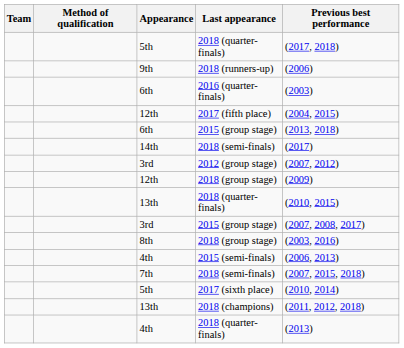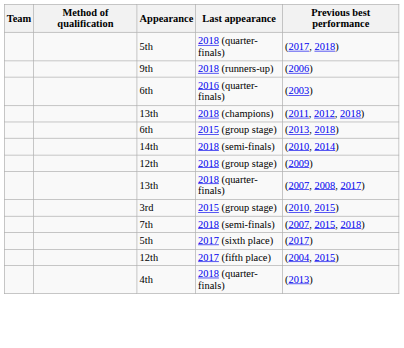rows swapped: (149, 306) <-> (149, 113)
(299, 146) (2017) -> (312, 146) (2010, 2014)
- row: (147, 163)
(312, 202) (2010, 2015) -> (325, 185) (2007, 2008, 2017)
(325, 224) (2007, 2008, 2017) -> (312, 207) (2010, 2015)
- row: (146, 240)
- row: (146, 257)
(312, 290) (2010, 2014) -> (299, 240) (2017)
